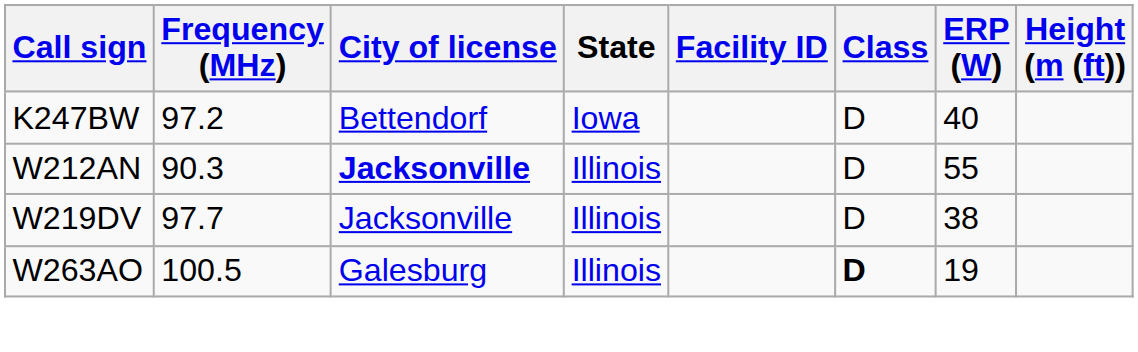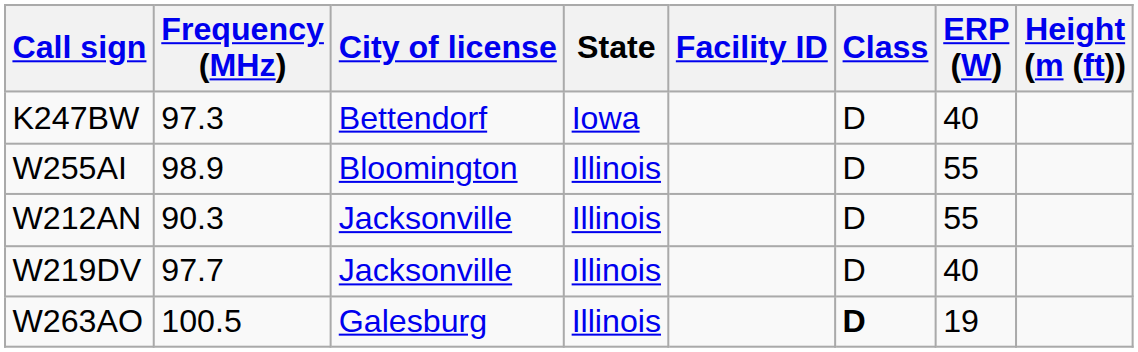(193, 117) 97.2 -> (193, 117) 97.3
+ row: (70, 168)
(434, 168) bold -> (425, 219) normal
(961, 219) 38 -> (961, 270) 40
